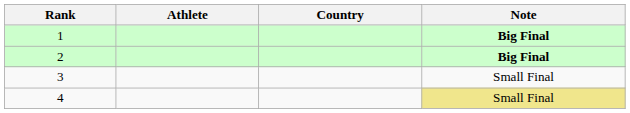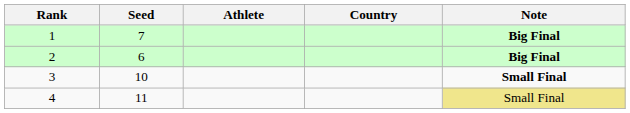+ column: (141, 14)
(524, 77) normal -> (534, 77) bold
